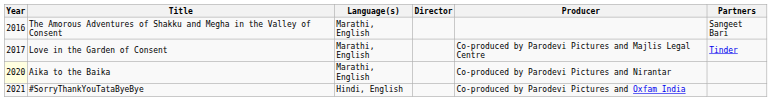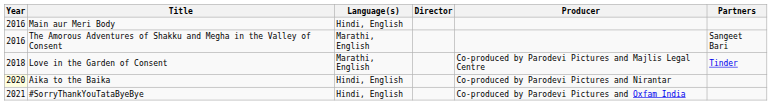+ row: (72, 24)
(16, 50) 2017 -> (16, 63) 2018
(355, 72) Marathi, English -> (370, 81) Hindi, English
